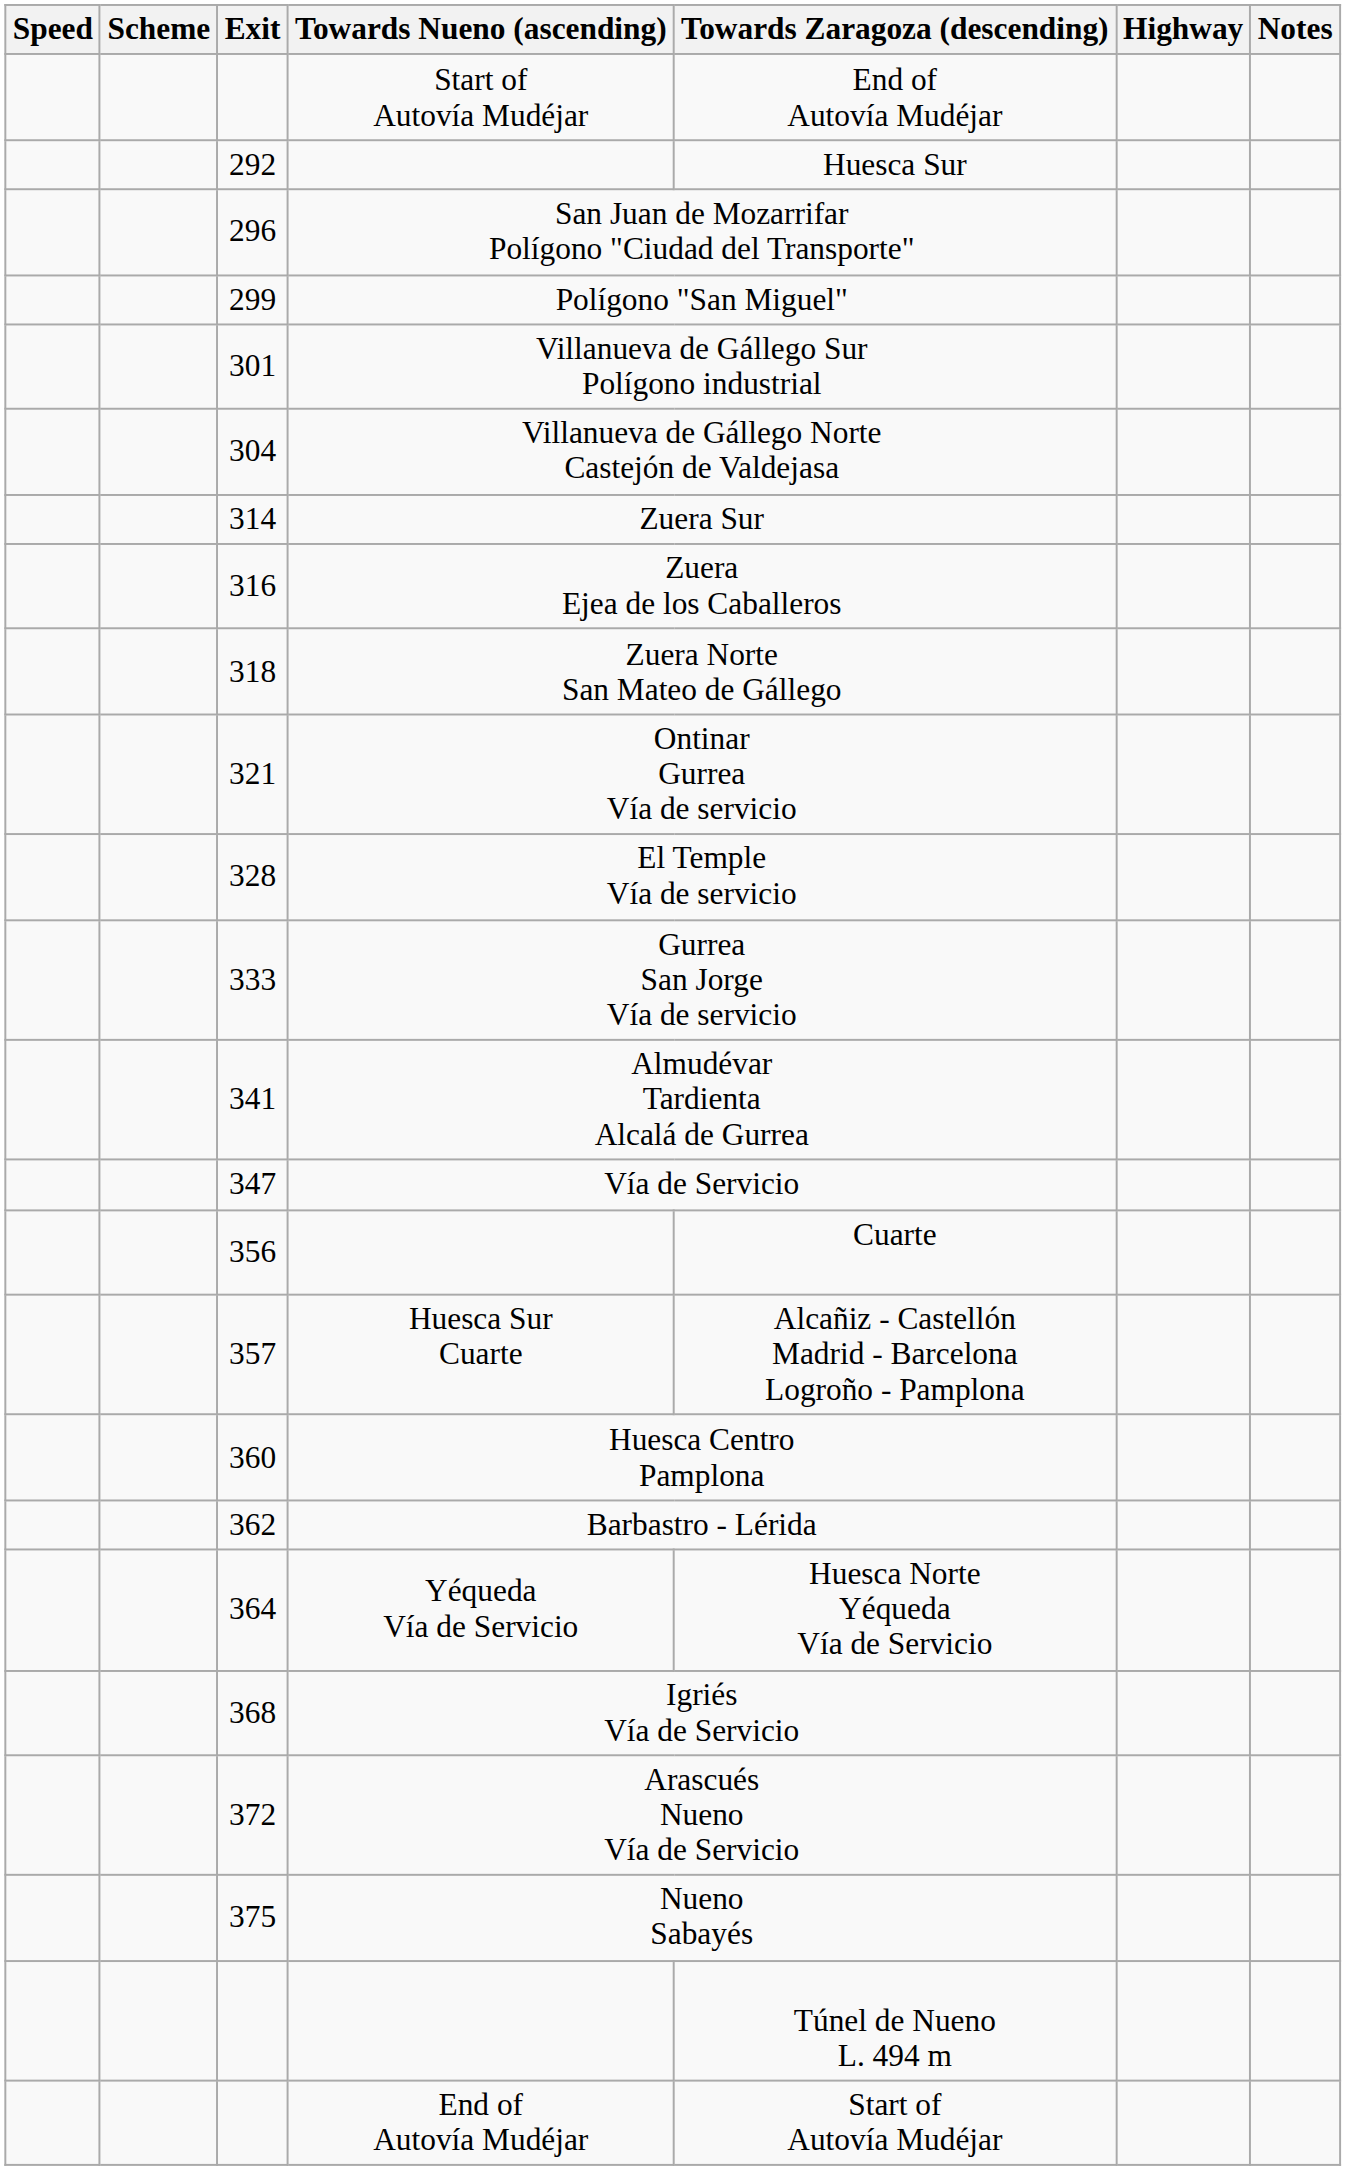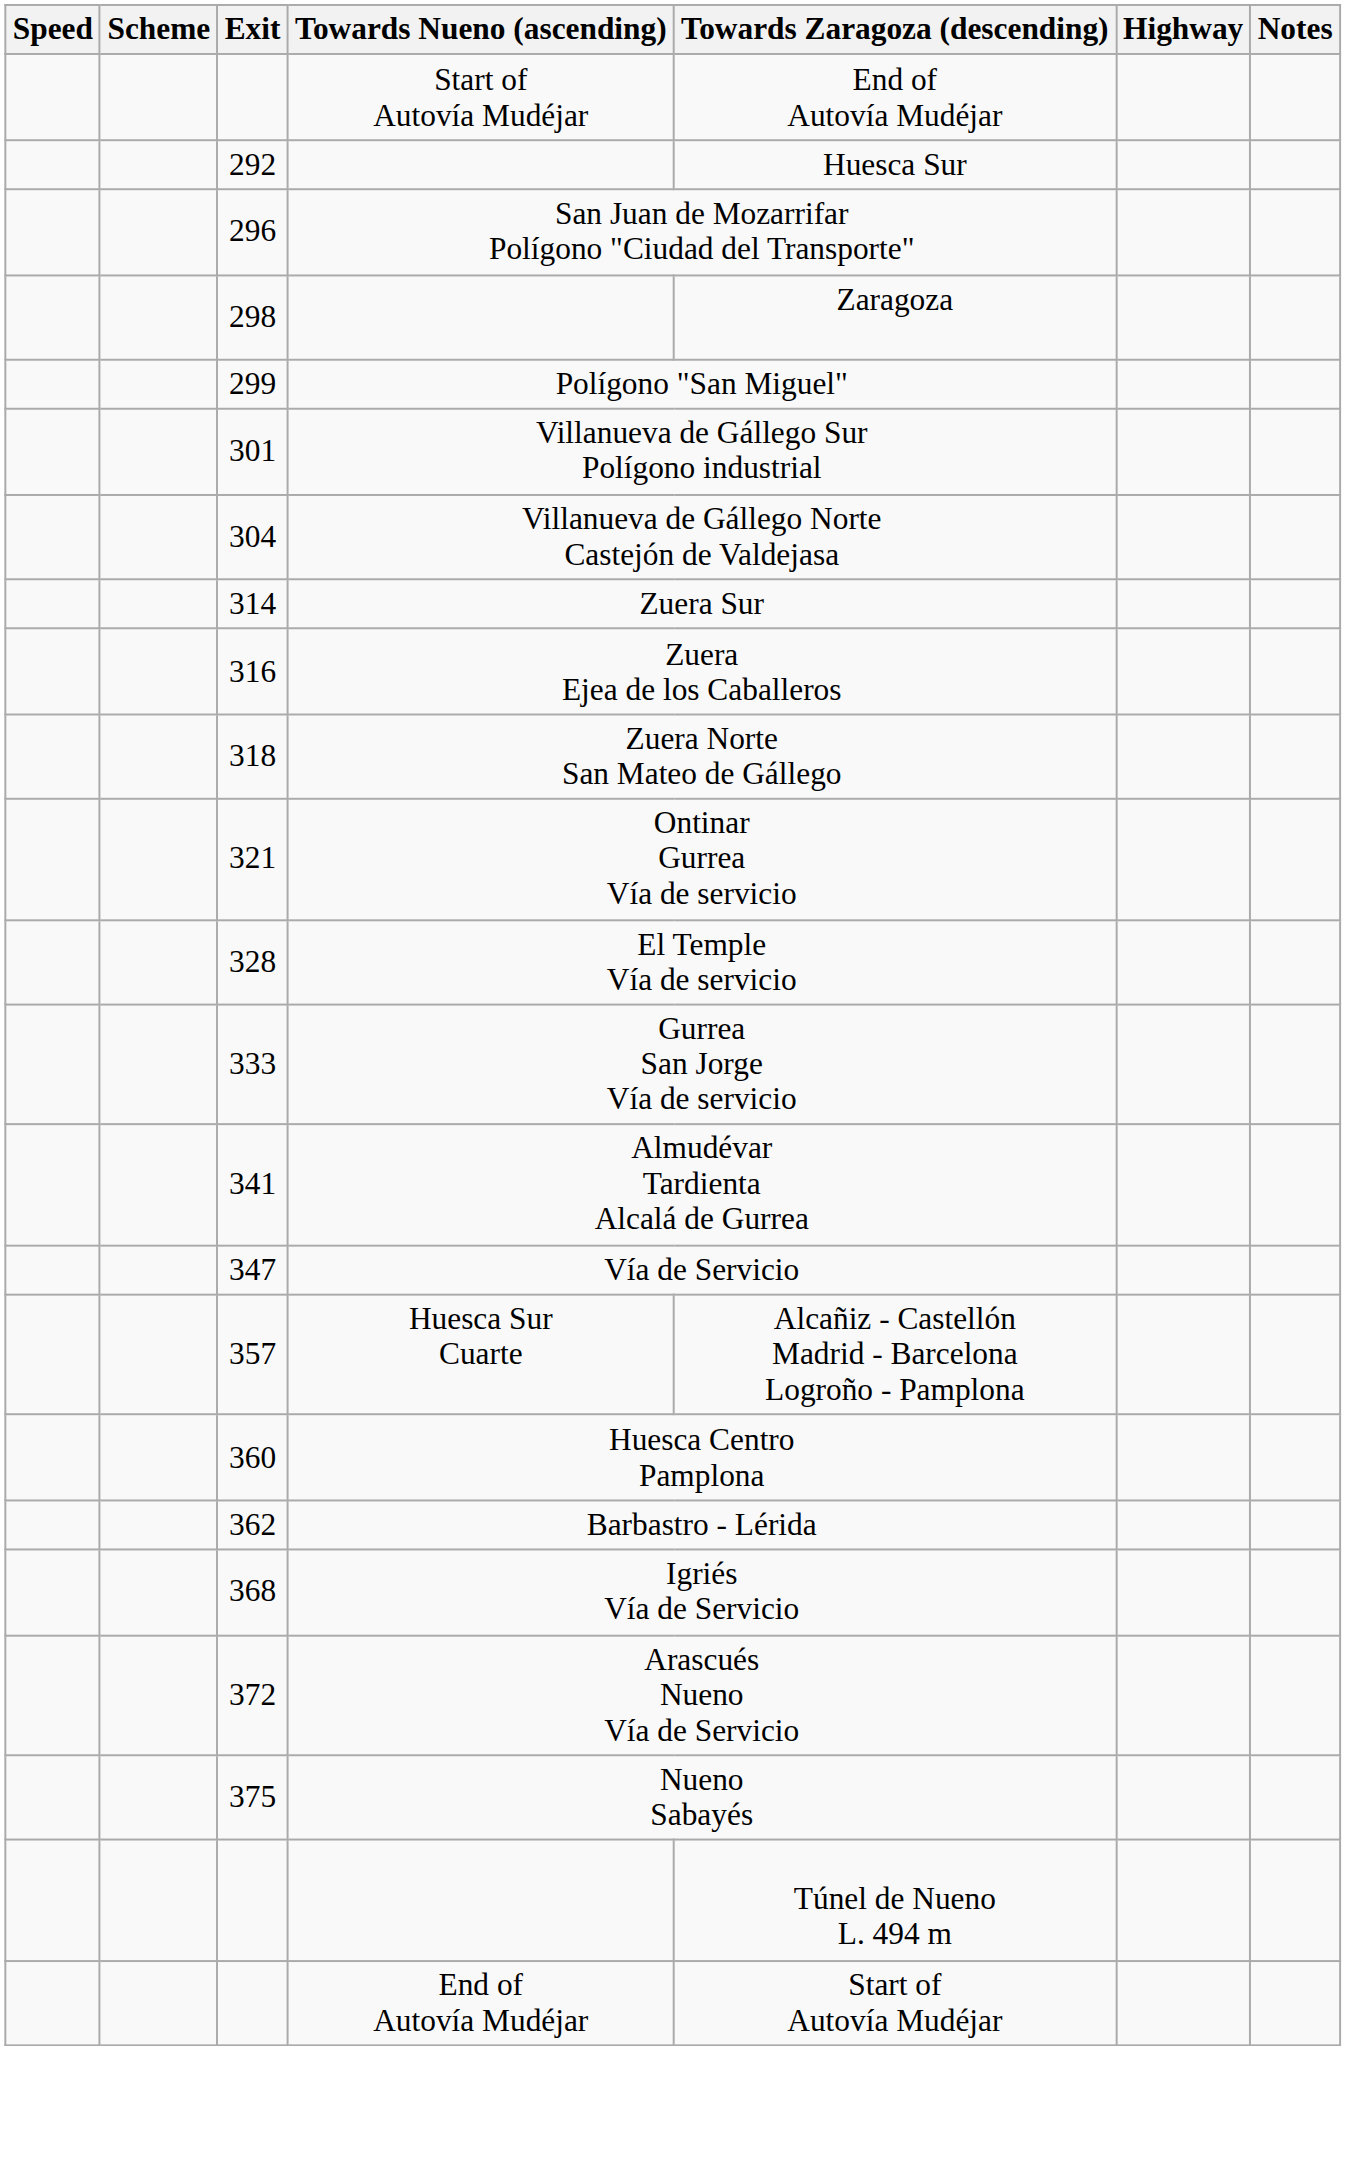+ row: (253, 316)
- row: (253, 1251)
- row: (253, 1609)
